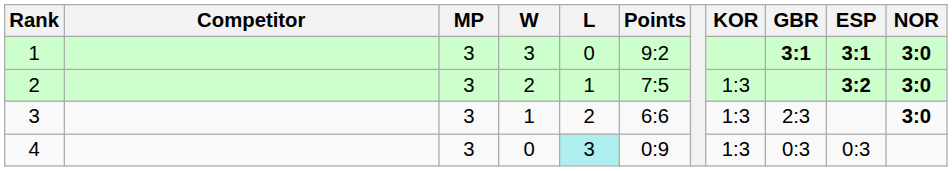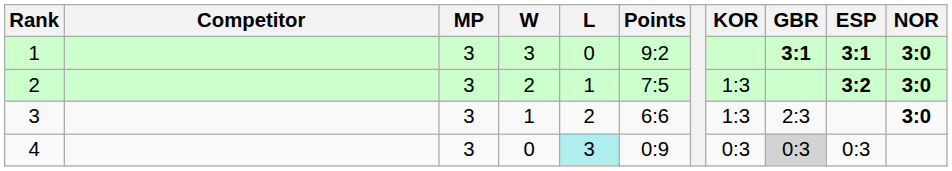(736, 149) 1:3 -> (736, 149) 0:3
(796, 149) no background -> (796, 149) lightgrey background
